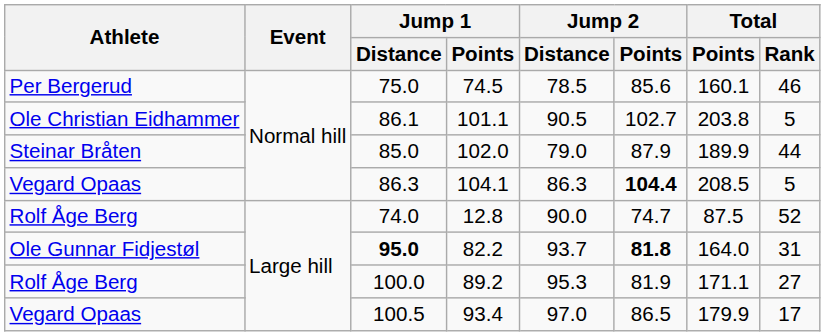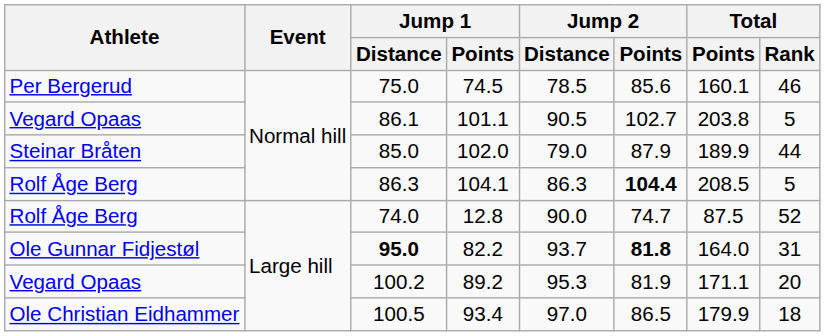(124, 119) Ole Christian Eidhammer -> (75, 119) Vegard Opaas
(75, 184) Vegard Opaas -> (74, 184) Rolf Åge Berg
(74, 282) Rolf Åge Berg -> (75, 282) Vegard Opaas
(399, 282) 100.0 -> (399, 282) 100.2
(790, 282) 27 -> (790, 282) 20
(75, 314) Vegard Opaas -> (124, 314) Ole Christian Eidhammer
(790, 314) 17 -> (790, 314) 18
